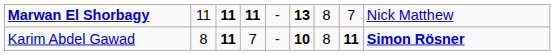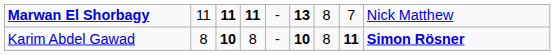(228, 38) 11 -> (228, 38) 10
(253, 38) 7 -> (253, 38) 8
